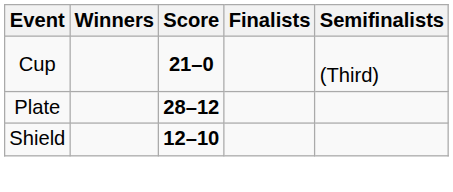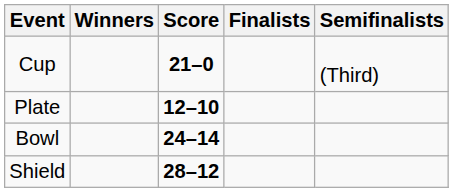(191, 107) 28–12 -> (191, 107) 12–10
+ row: (37, 139)
(191, 139) 12–10 -> (191, 171) 28–12
